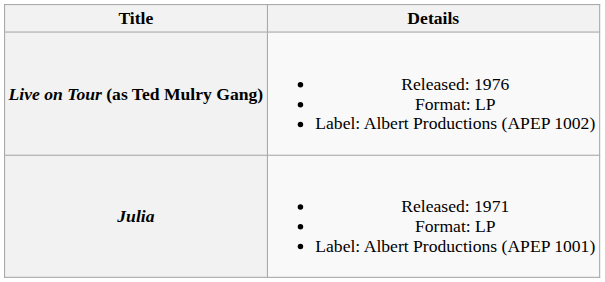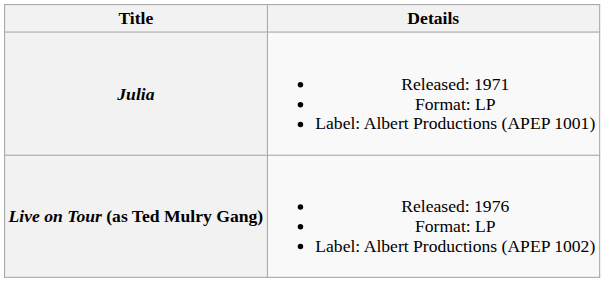rows swapped: (136, 216) <-> (136, 93)
